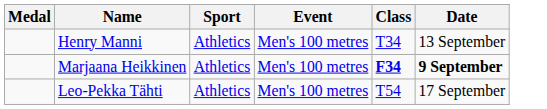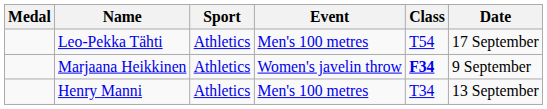rows swapped: (110, 91) <-> (100, 41)
(313, 66) Men's 100 metres -> (330, 66) Women's javelin throw
(461, 66) bold -> (491, 66) normal
